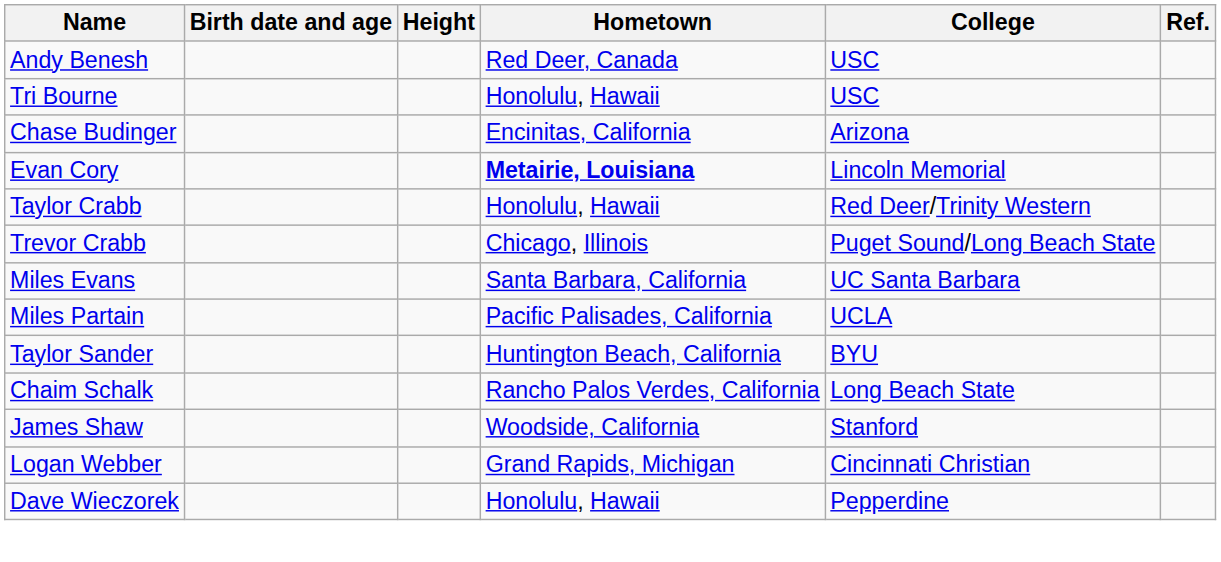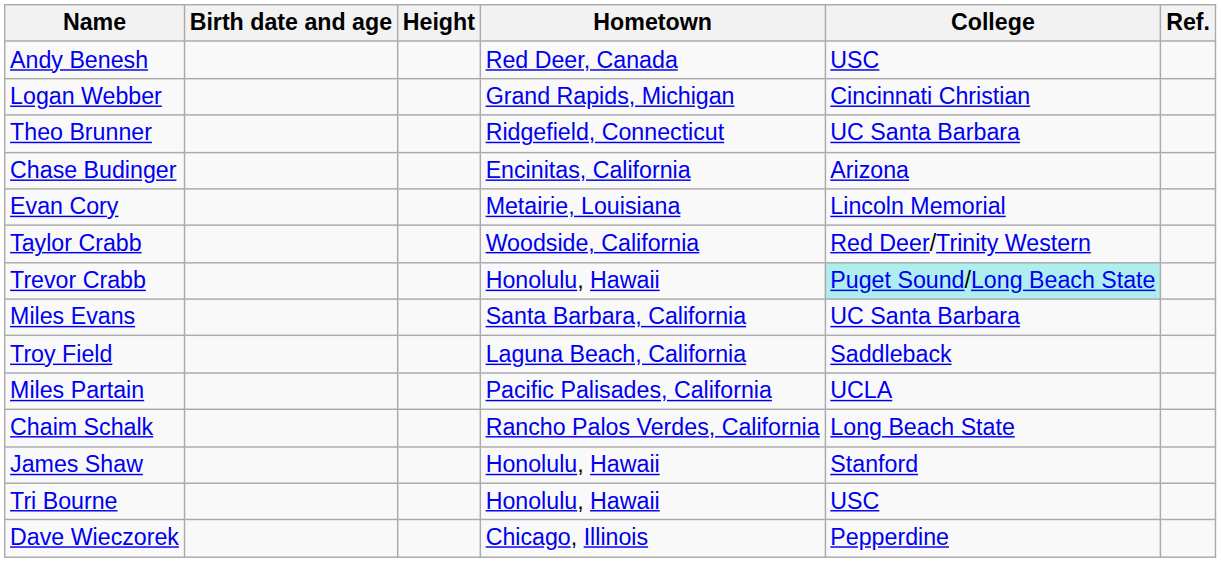rows swapped: (64, 96) <-> (86, 464)
+ row: (81, 133)
(590, 170) bold -> (583, 206) normal
(573, 206) Honolulu, Hawaii -> (592, 243) Woodside, California
(567, 243) Chicago, Illinois -> (573, 280) Honolulu, Hawaii
(993, 243) no background -> (993, 280) paleturquoise background
+ row: (61, 354)
- row: (82, 354)
(592, 427) Woodside, California -> (573, 464) Honolulu, Hawaii
(573, 501) Honolulu, Hawaii -> (567, 538) Chicago, Illinois
